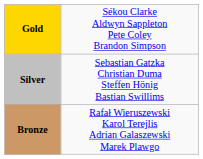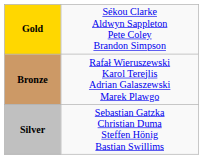rows swapped: (33, 79) <-> (33, 129)
